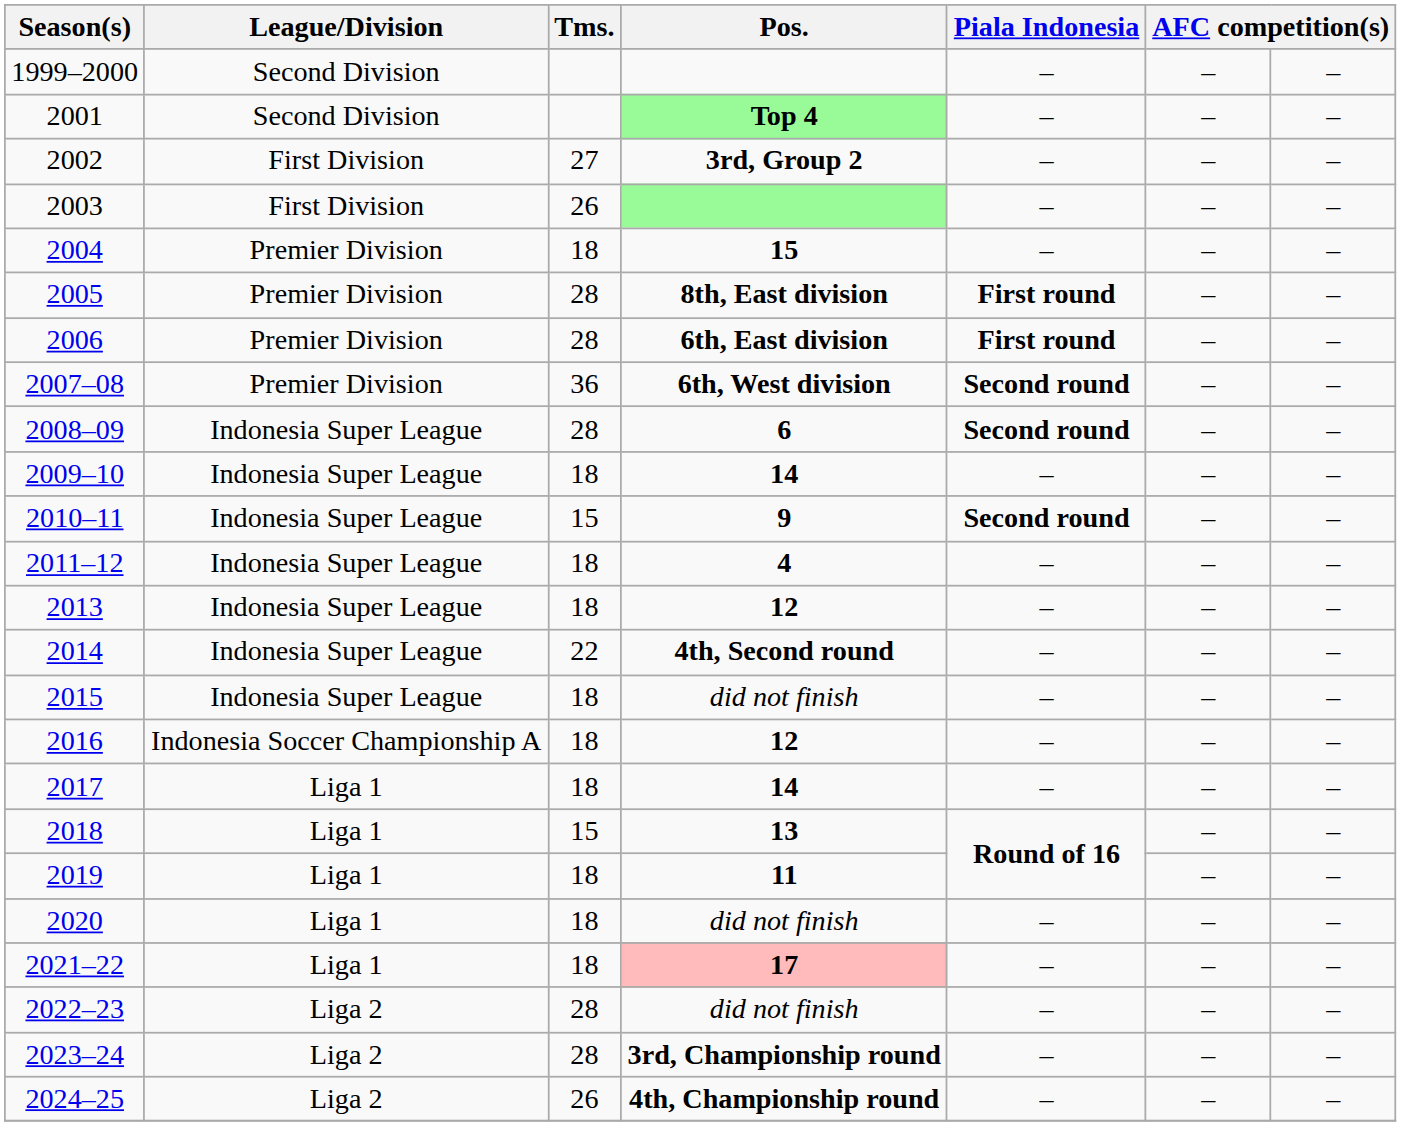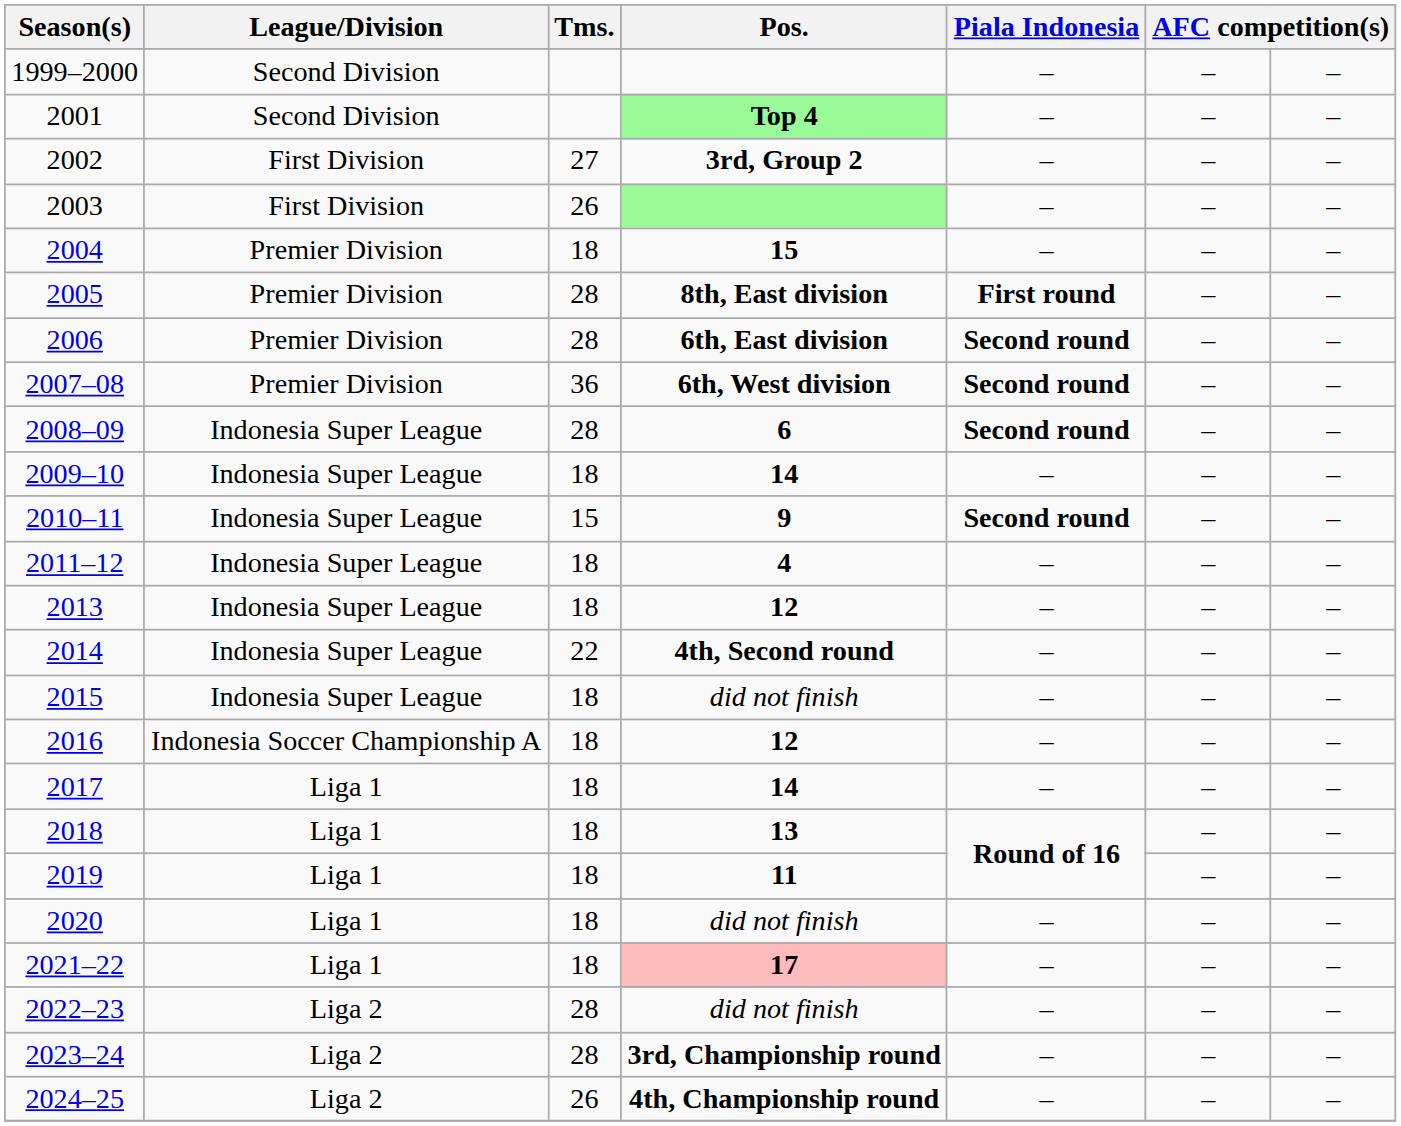(1047, 339) First round -> (1047, 339) Second round
(584, 830) 15 -> (584, 830) 18
